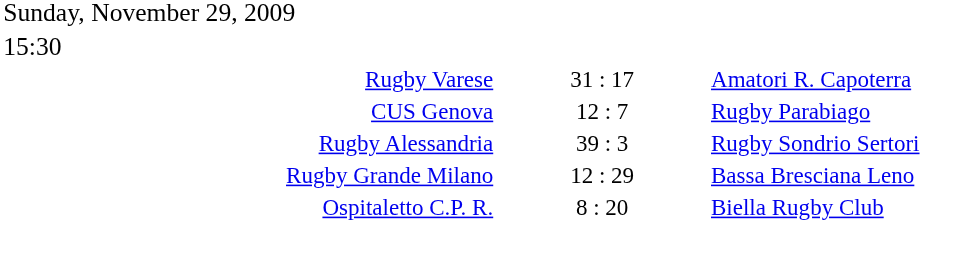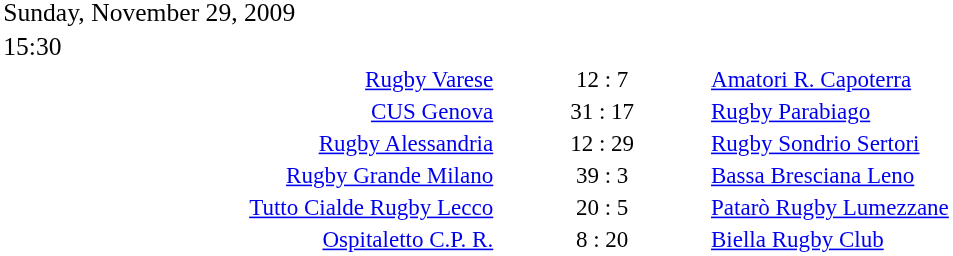(602, 79) 31 : 17 -> (602, 79) 12 : 7
(602, 111) 12 : 7 -> (602, 111) 31 : 17
(602, 143) 39 : 3 -> (602, 143) 12 : 29
(602, 175) 12 : 29 -> (602, 175) 39 : 3
+ row: (371, 207)
